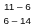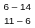rows swapped: (17, 7) <-> (17, 20)
